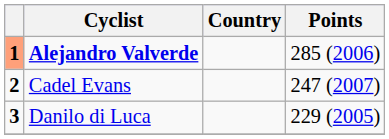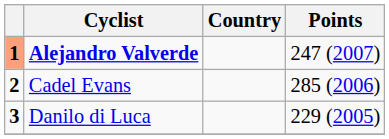(335, 52) 285 (2006) -> (335, 52) 247 (2007)
(335, 85) 247 (2007) -> (335, 85) 285 (2006)
